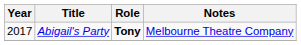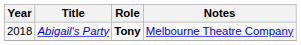(20, 31) 2017 -> (20, 31) 2018
